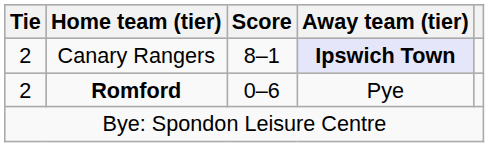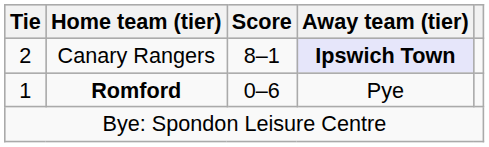(25, 90) 2 -> (25, 90) 1
